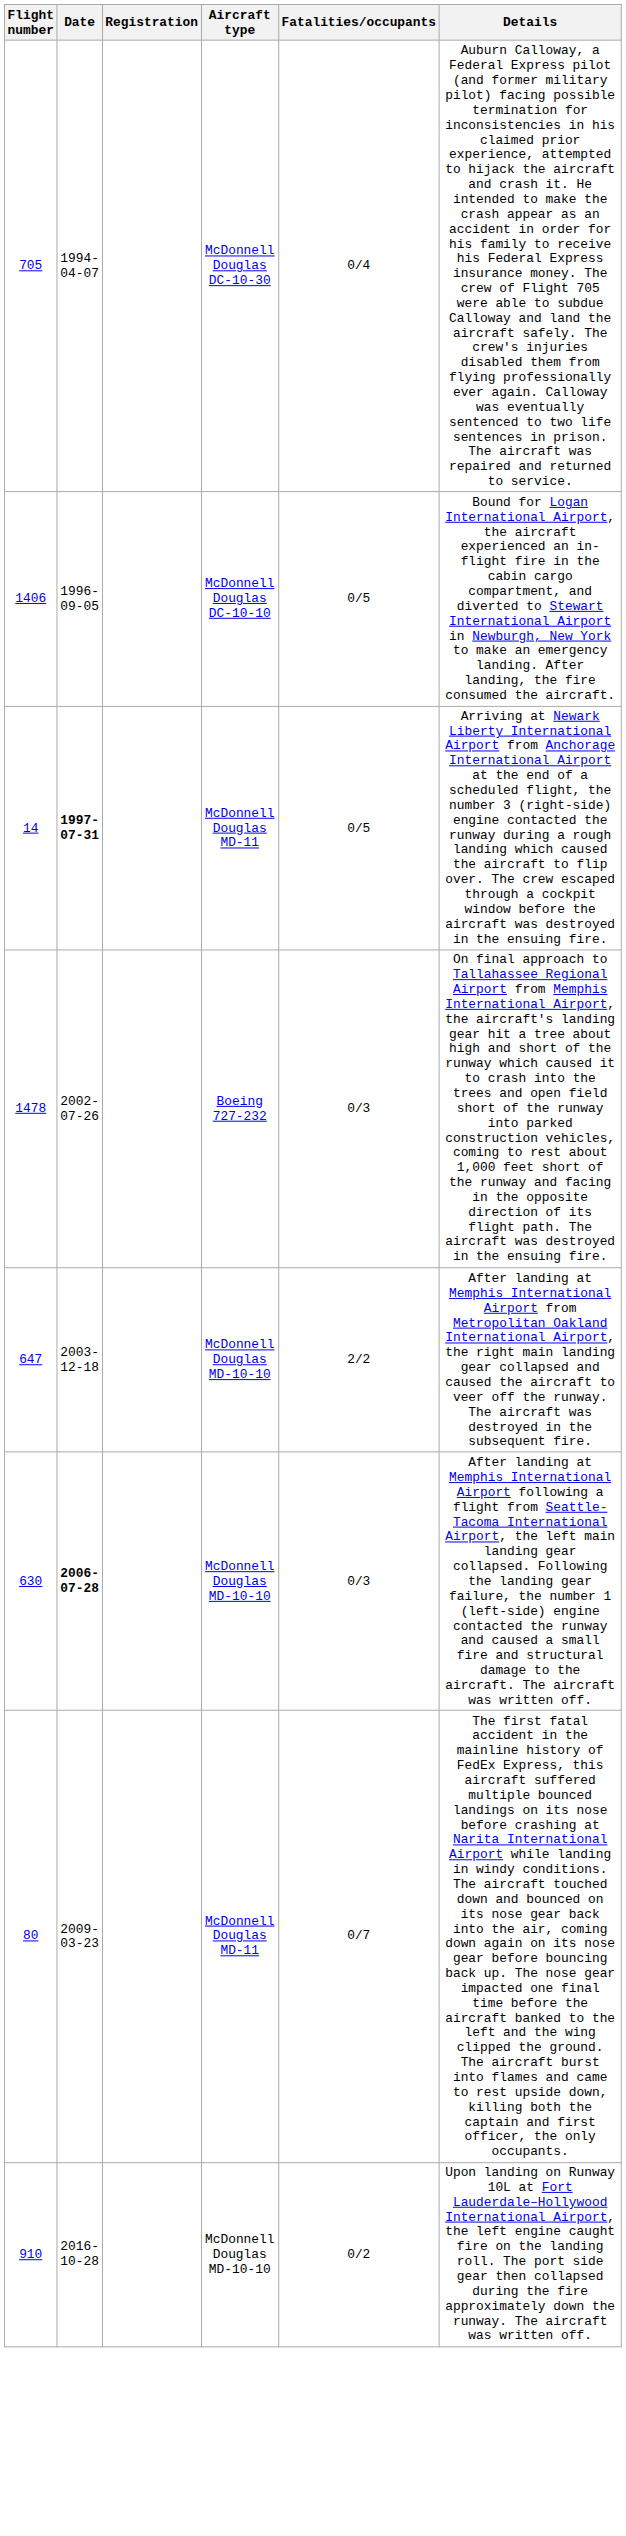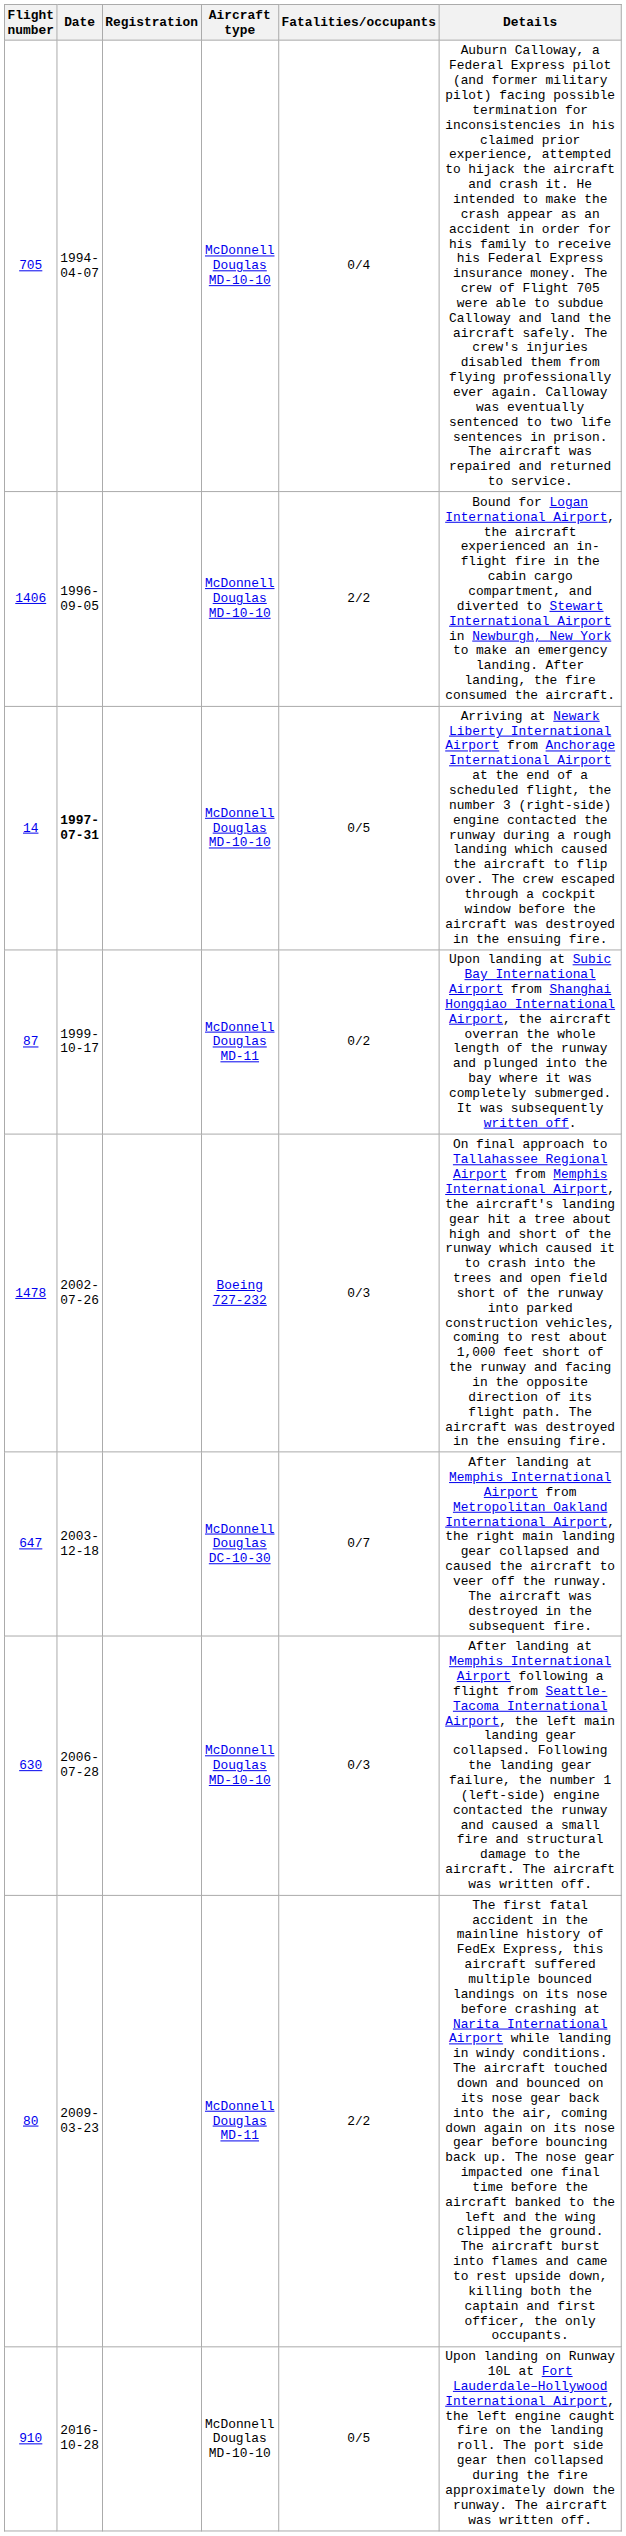(240, 266) McDonnell Douglas DC-10-30 -> (240, 266) McDonnell Douglas MD-10-10
(240, 599) McDonnell Douglas DC-10-10 -> (240, 599) McDonnell Douglas MD-10-10
(359, 599) 0/5 -> (359, 599) 2/2
(240, 828) McDonnell Douglas MD-11 -> (240, 828) McDonnell Douglas MD-10-10
+ row: (31, 1042)
(240, 1360) McDonnell Douglas MD-10-10 -> (240, 1544) McDonnell Douglas DC-10-30
(359, 1360) 2/2 -> (359, 1544) 0/7
(80, 1581) bold -> (80, 1766) normal
(359, 1936) 0/7 -> (359, 2121) 2/2
(359, 2254) 0/2 -> (359, 2439) 0/5
